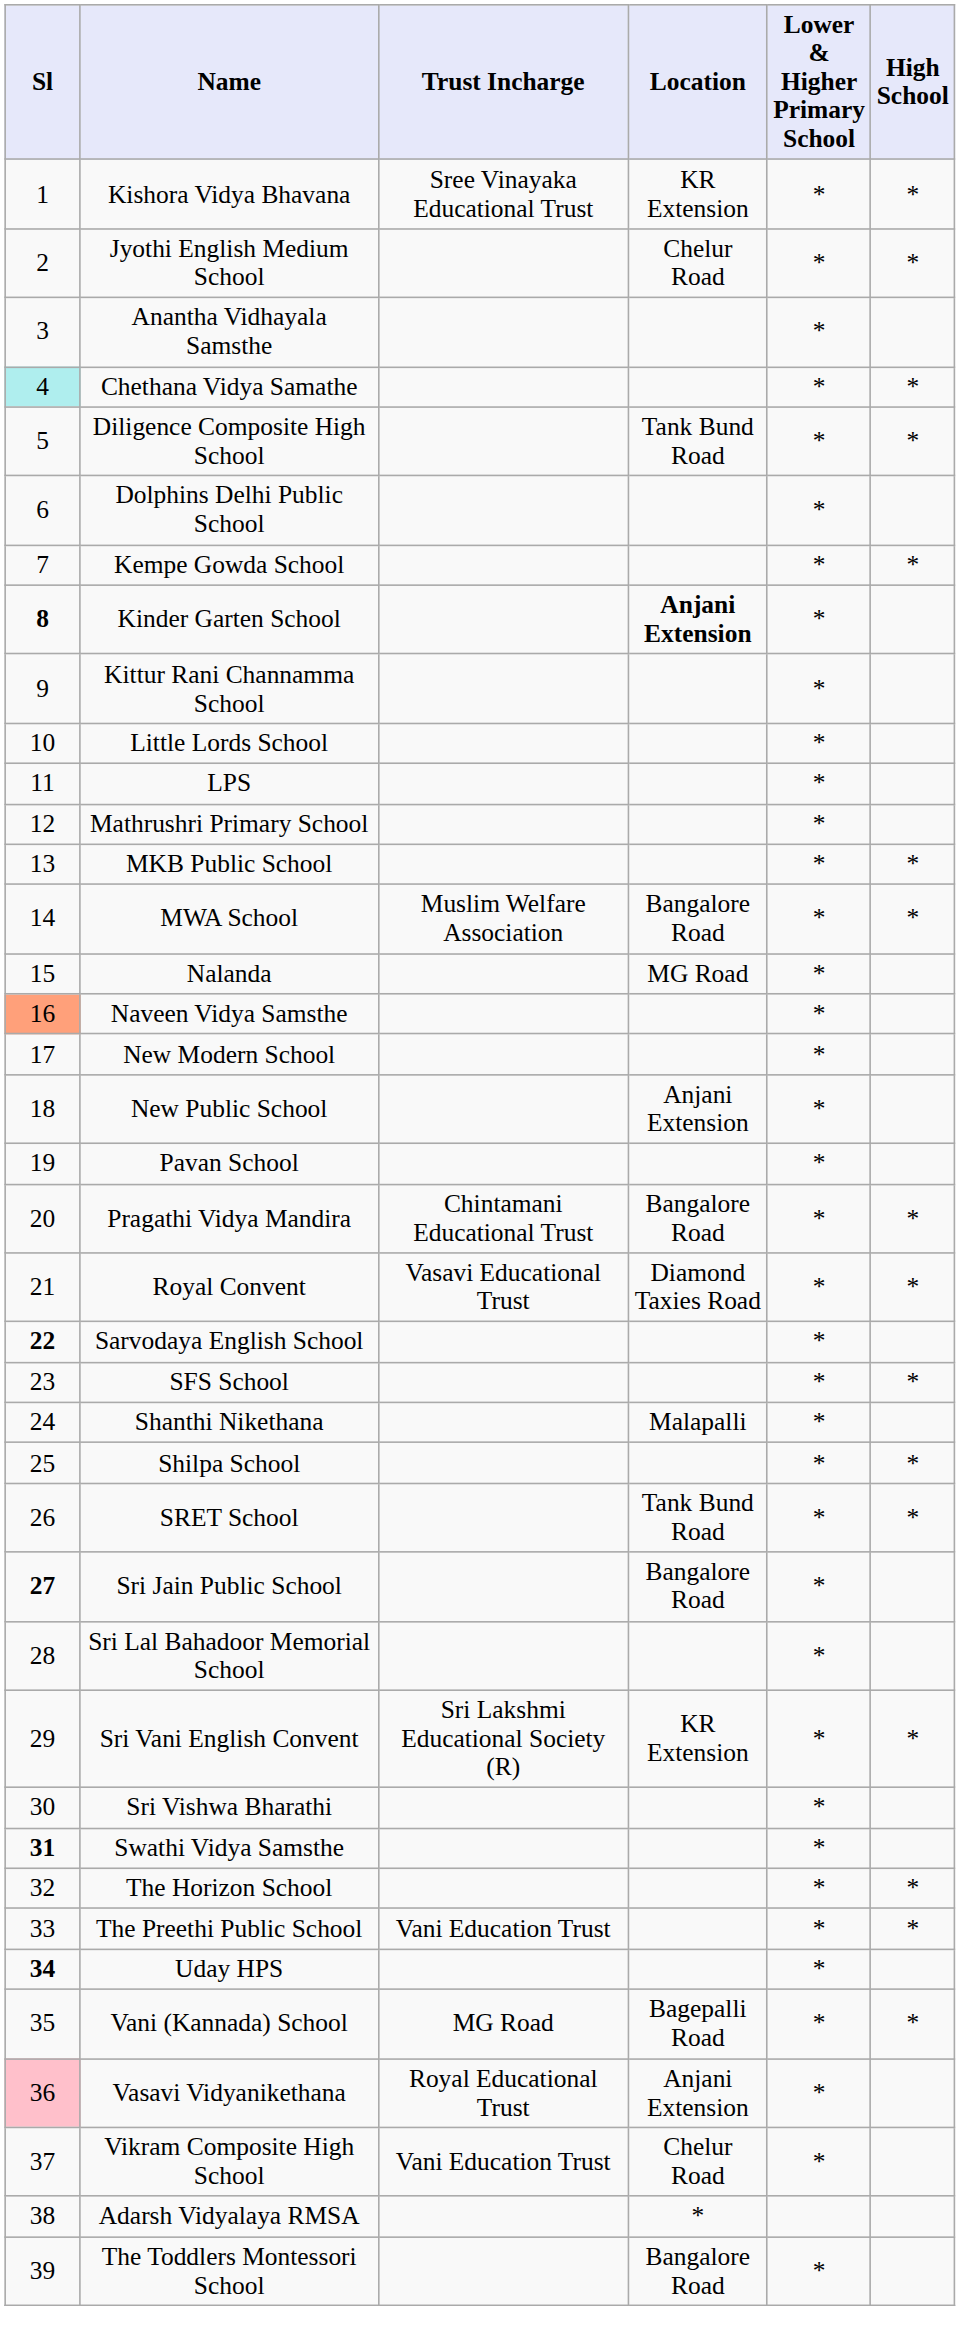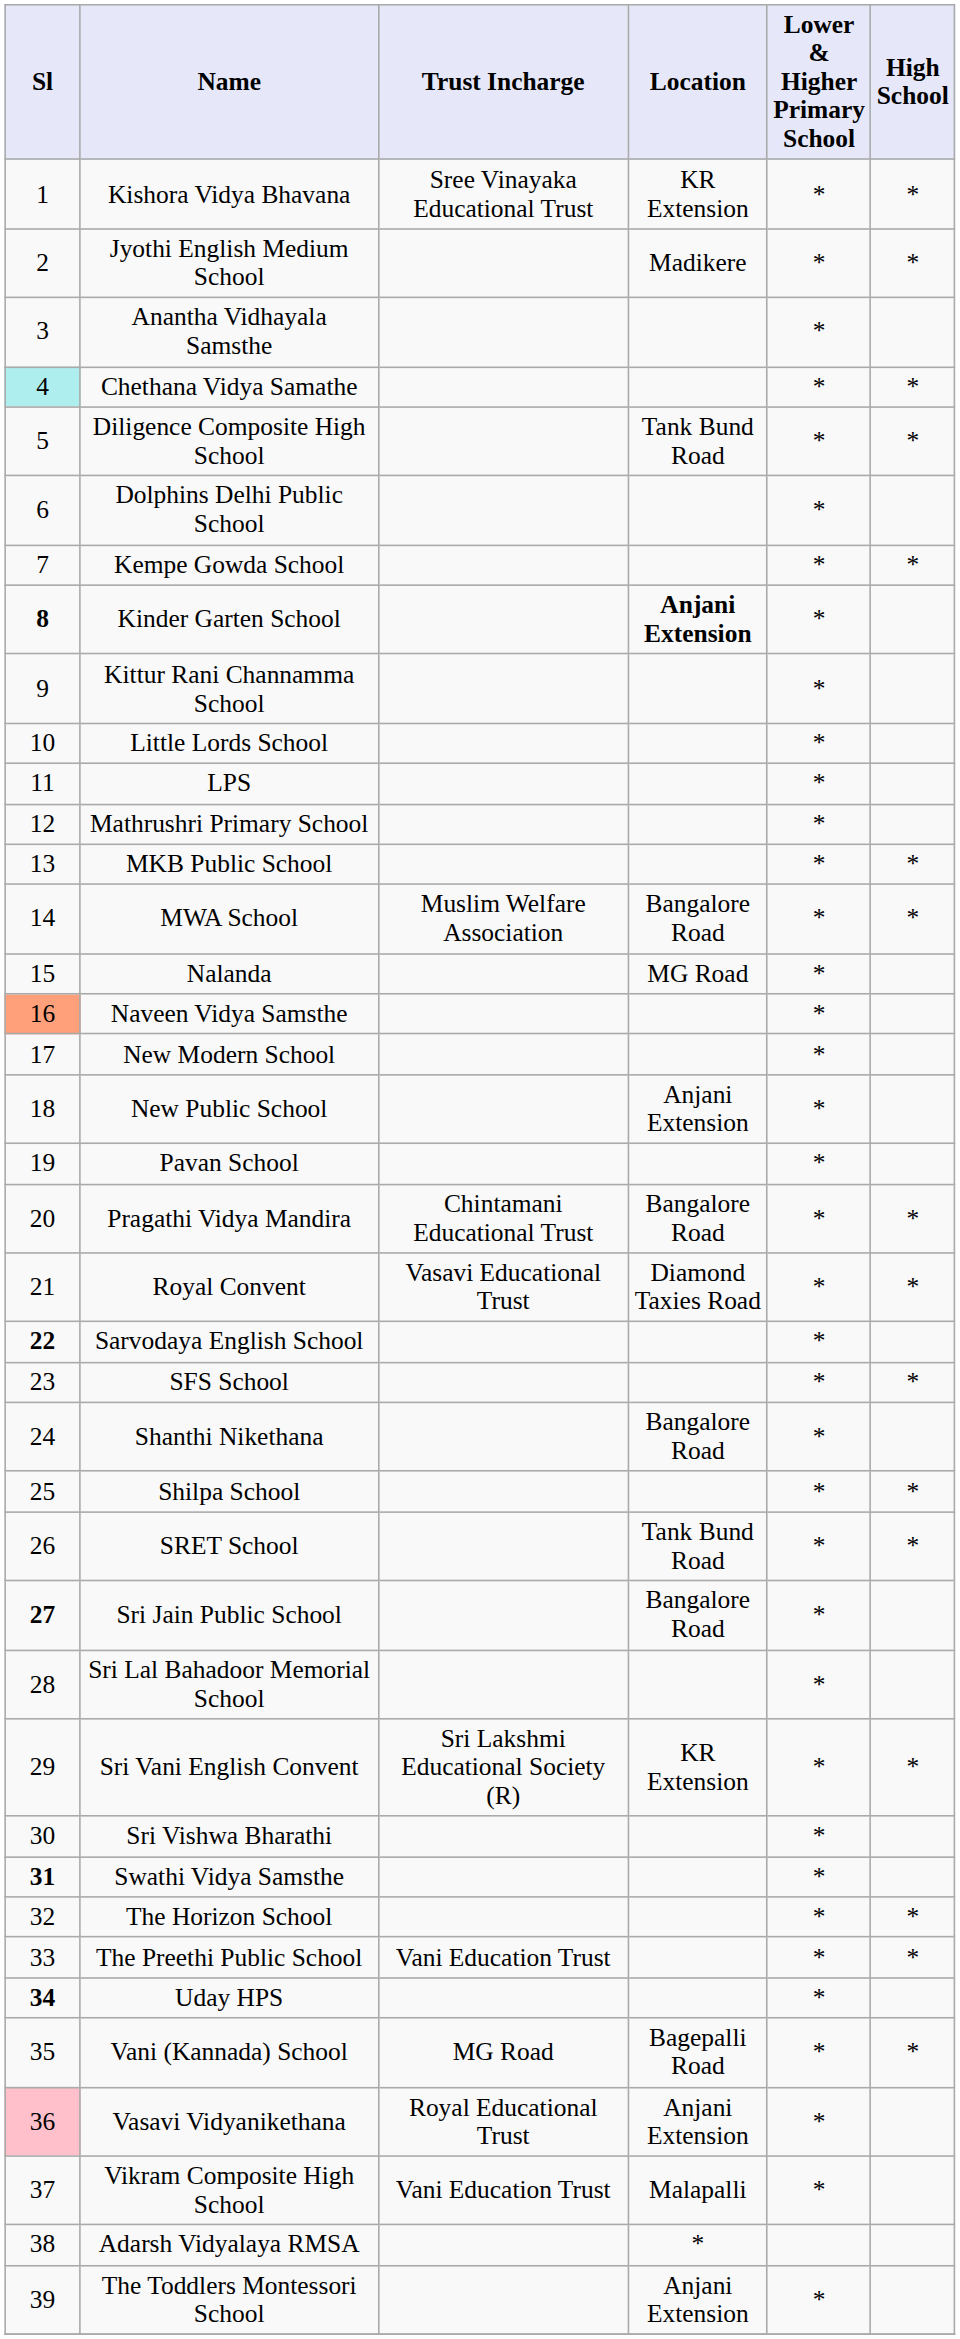(698, 262) Chelur Road -> (698, 262) Madikere
(698, 1422) Malapalli -> (698, 1436) Bangalore Road
(698, 2161) Chelur Road -> (698, 2190) Malapalli
(698, 2270) Bangalore Road -> (698, 2299) Anjani Extension
